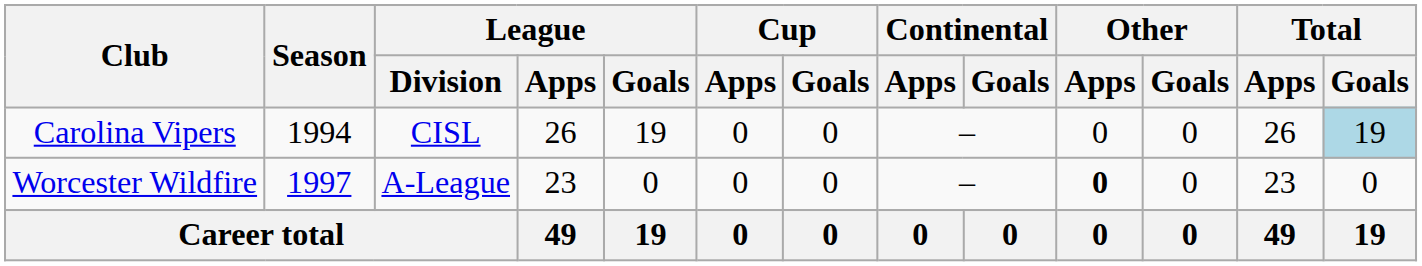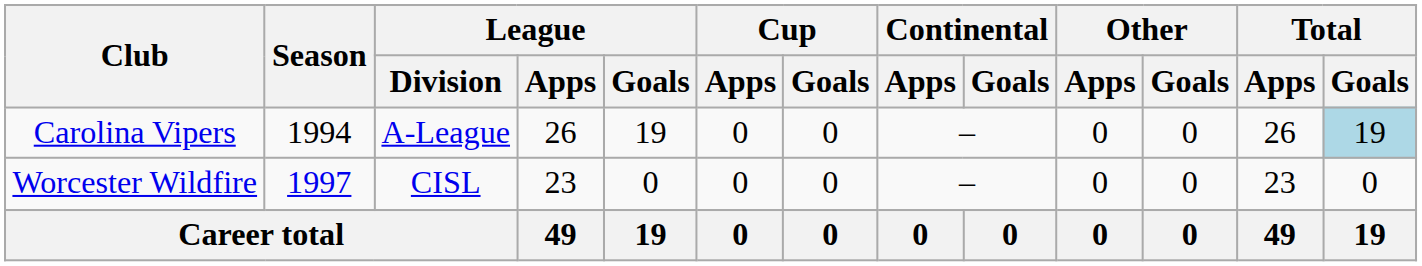(446, 132) CISL -> (446, 132) A-League
(446, 183) A-League -> (446, 183) CISL
(1100, 183) bold -> (1100, 183) normal
